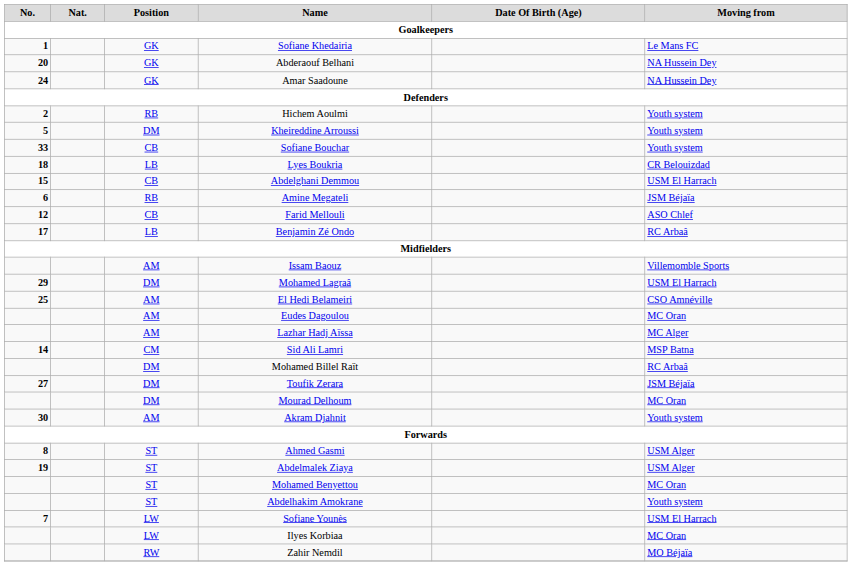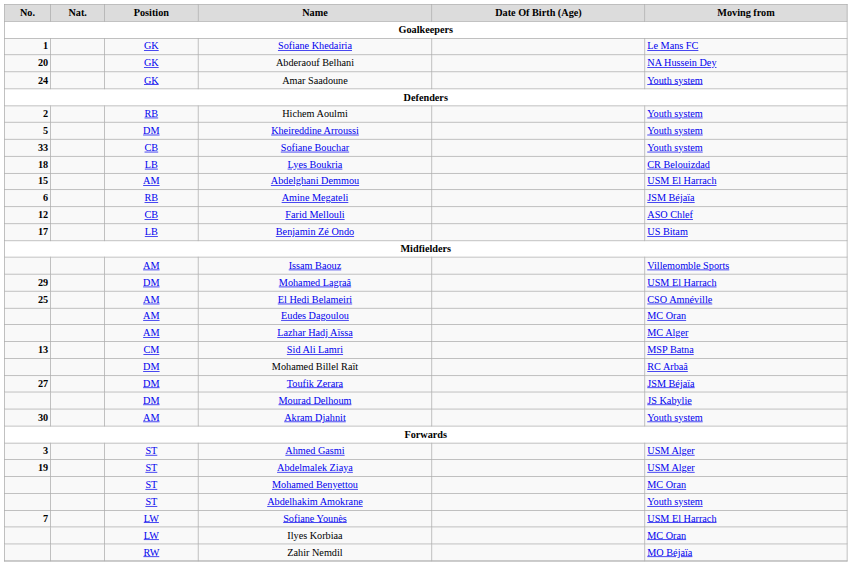(682, 80) NA Hussein Dey -> (675, 80) Youth system
(151, 181) CB -> (151, 181) AM
(668, 232) RC Arbaâ -> (668, 232) US Bitam
(43, 350) 14 -> (43, 350) 13
(667, 401) MC Oran -> (670, 401) JS Kabylie
(46, 451) 8 -> (46, 451) 3
